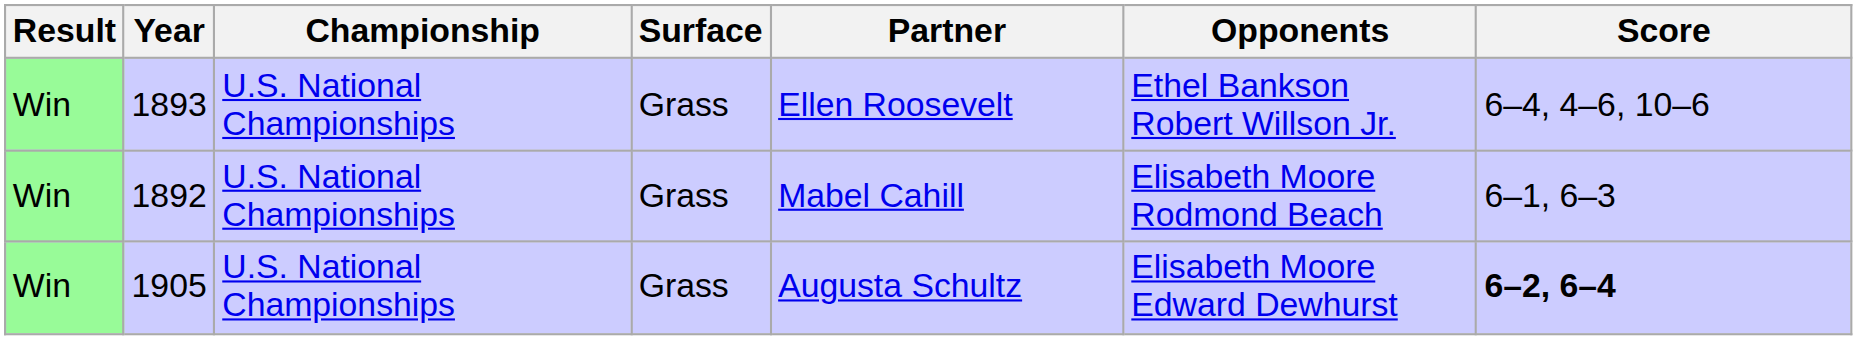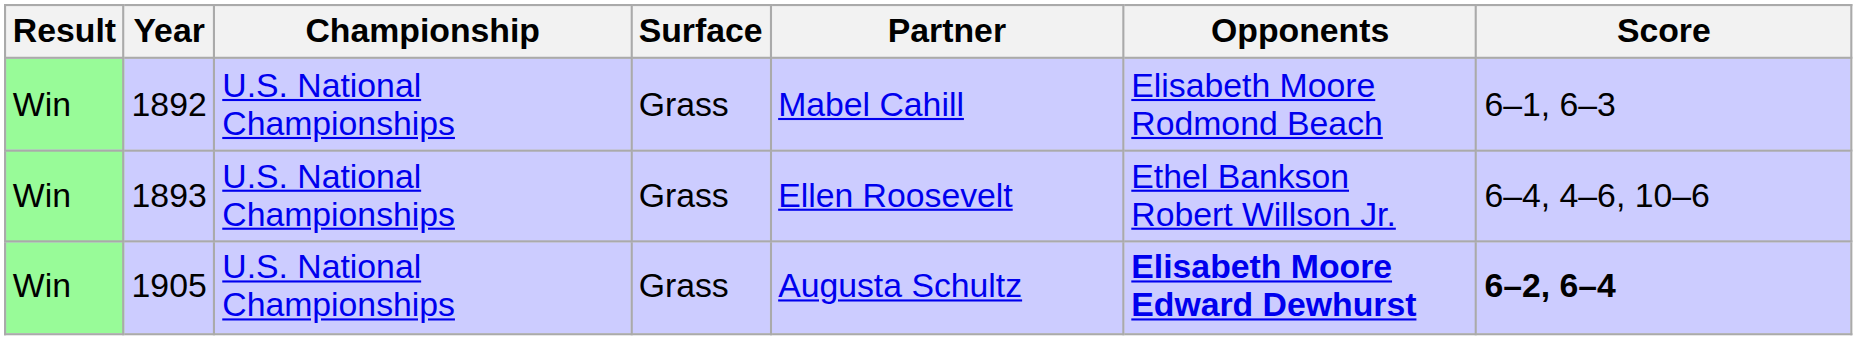rows swapped: (169, 195) <-> (169, 103)
(1265, 286) normal -> (1274, 286) bold
